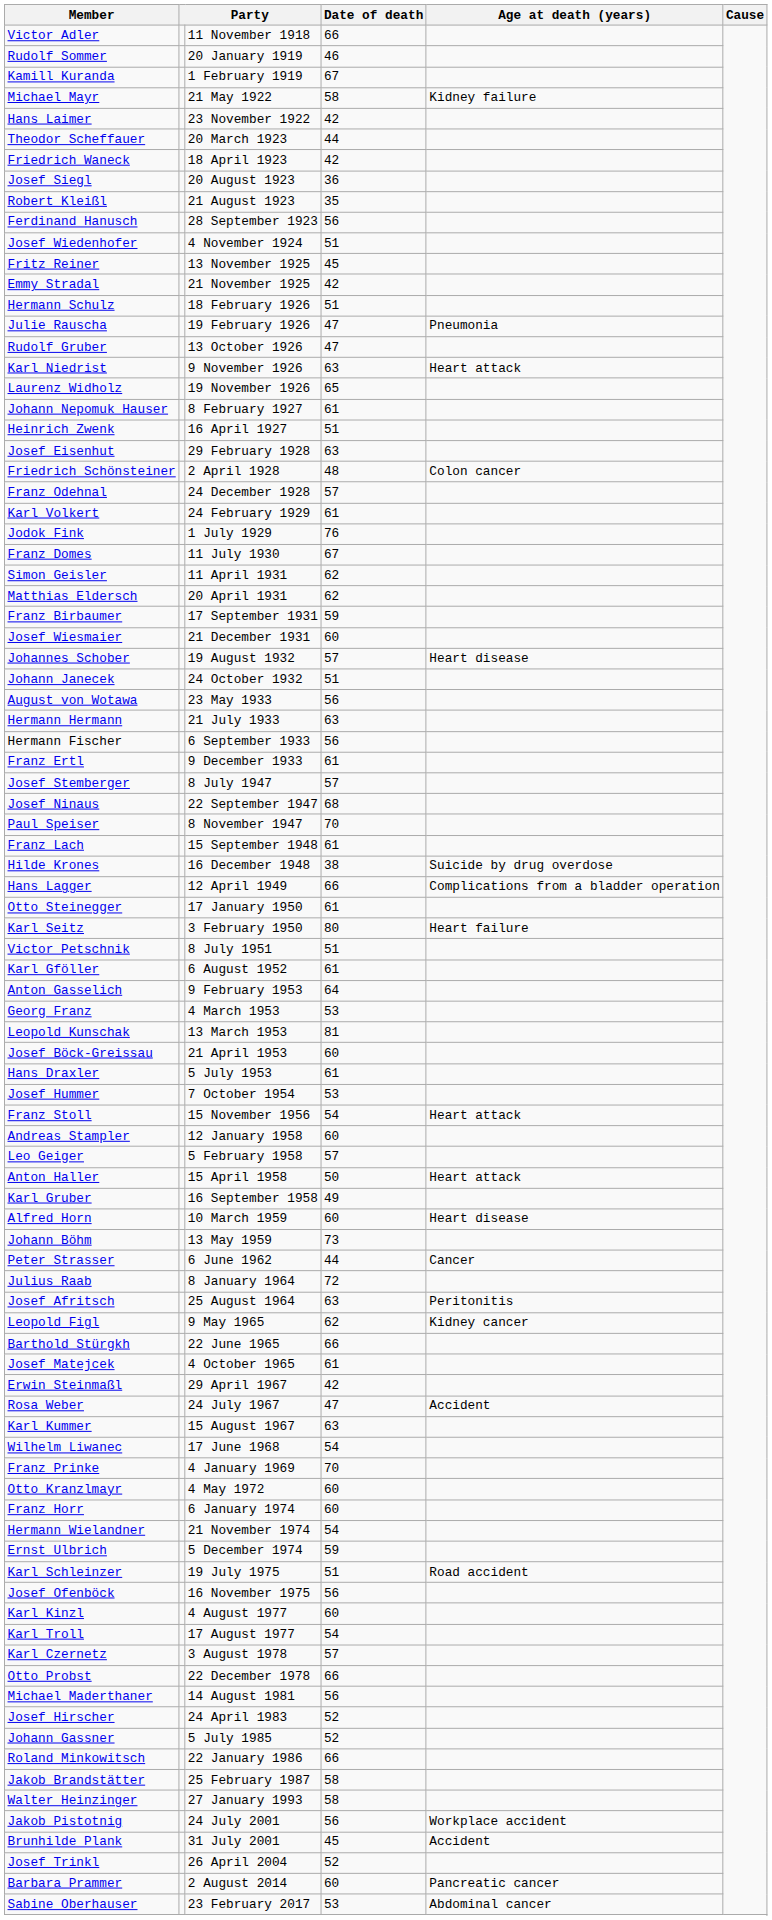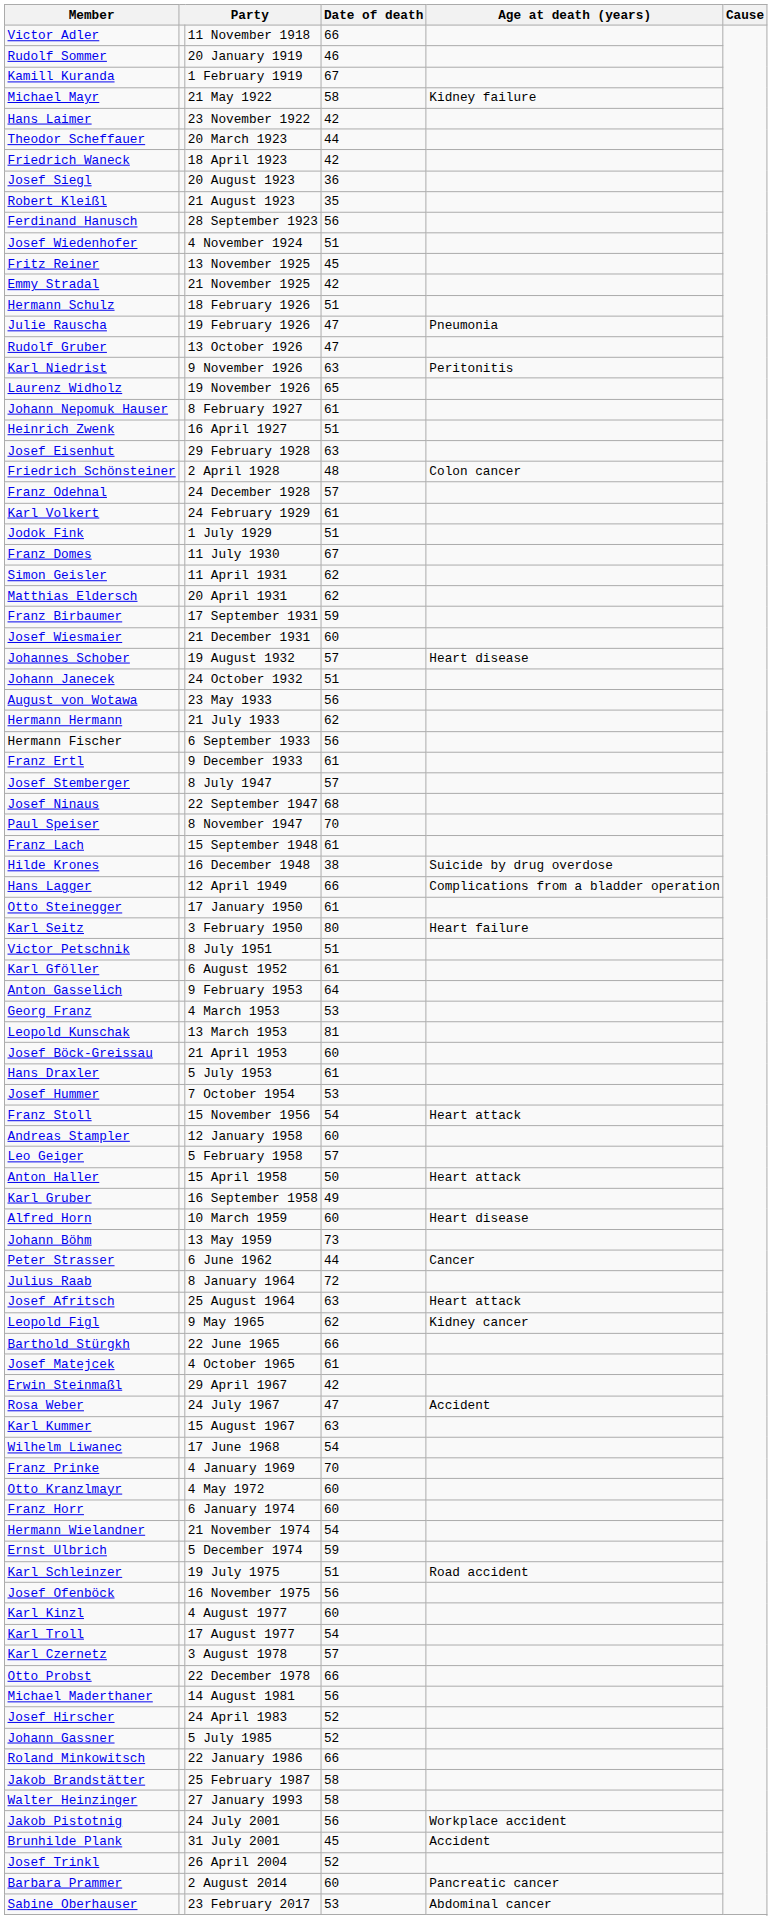(475, 368) Heart attack -> (471, 368) Peritonitis
(332, 534) 76 -> (332, 534) 51
(332, 721) 63 -> (332, 721) 62
(471, 1302) Peritonitis -> (475, 1302) Heart attack
